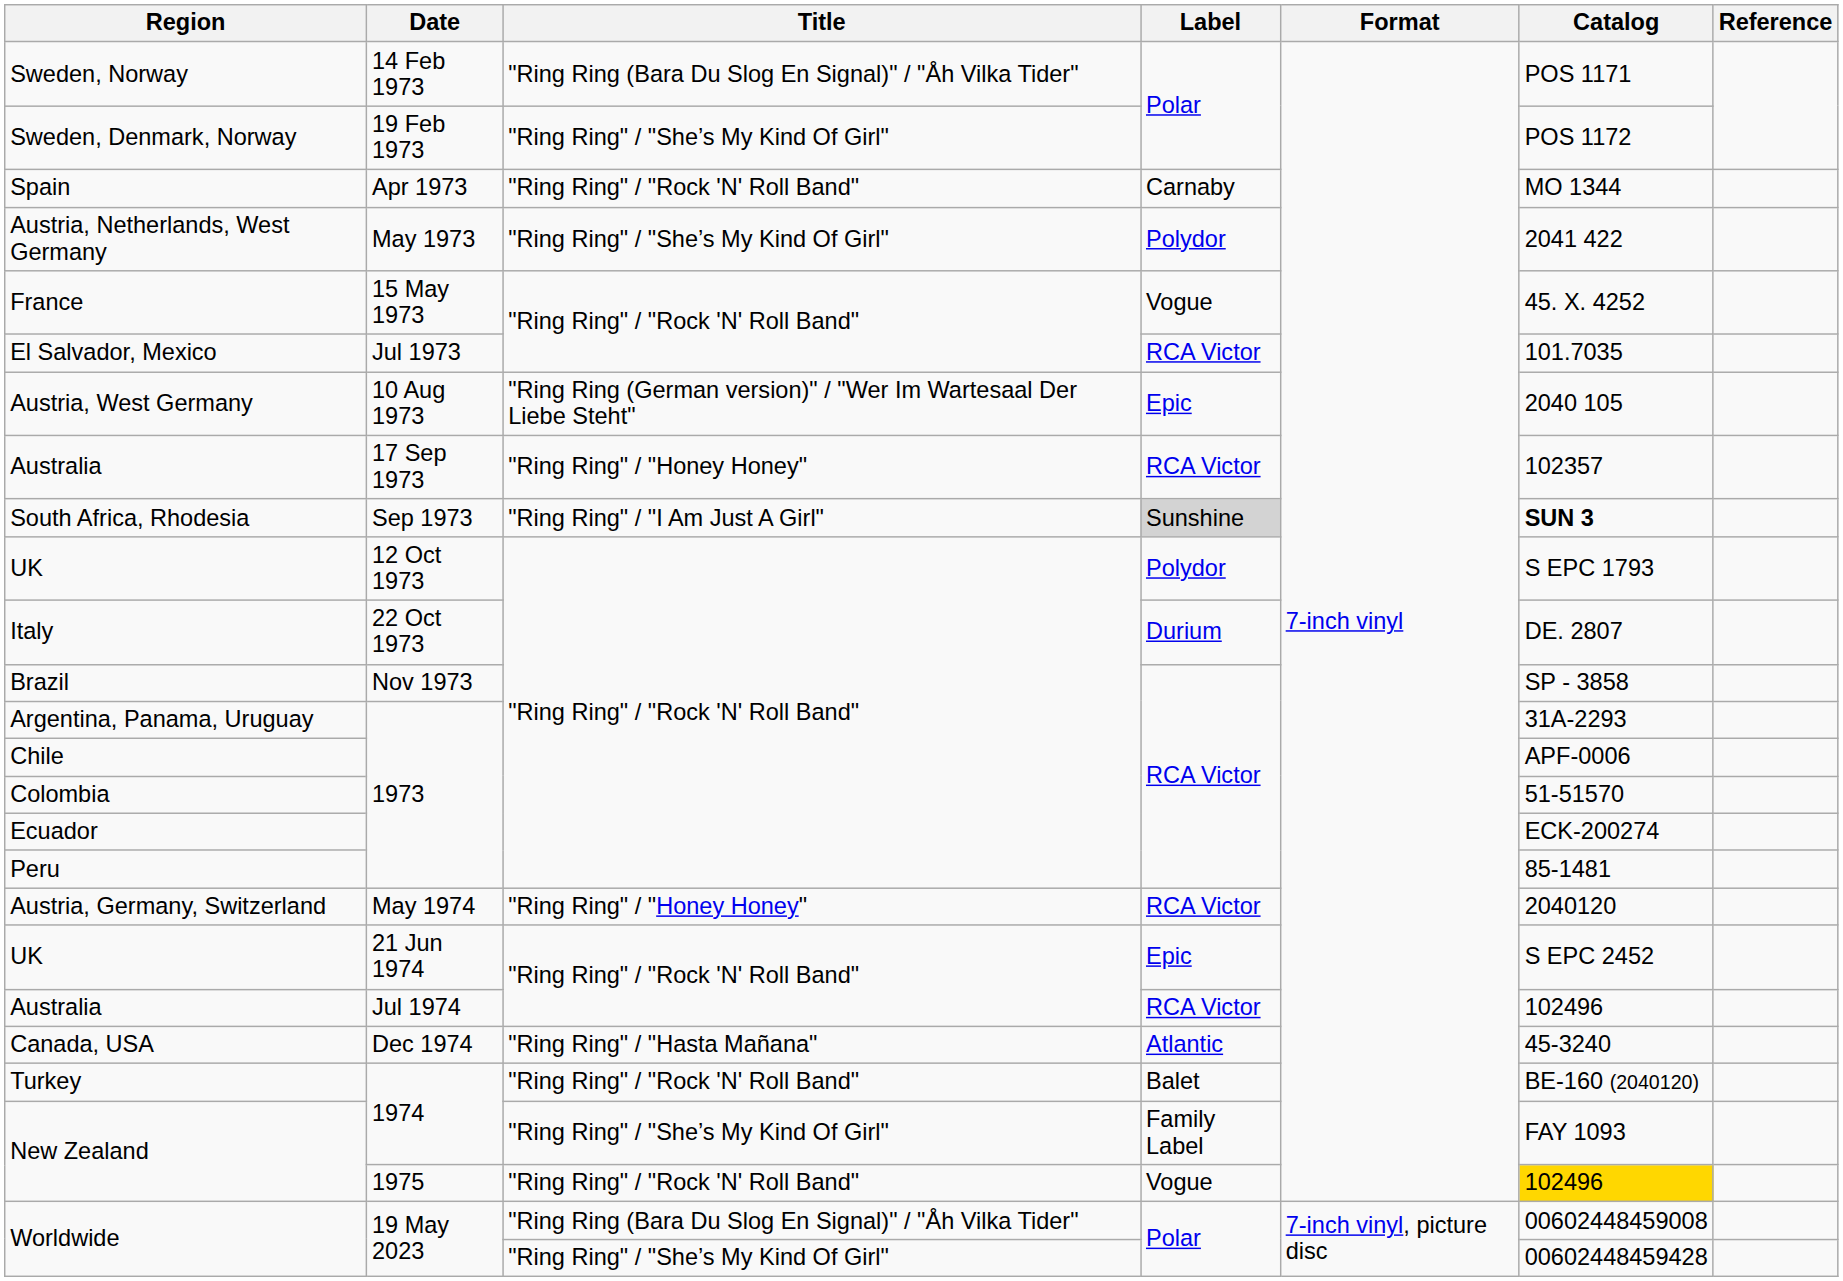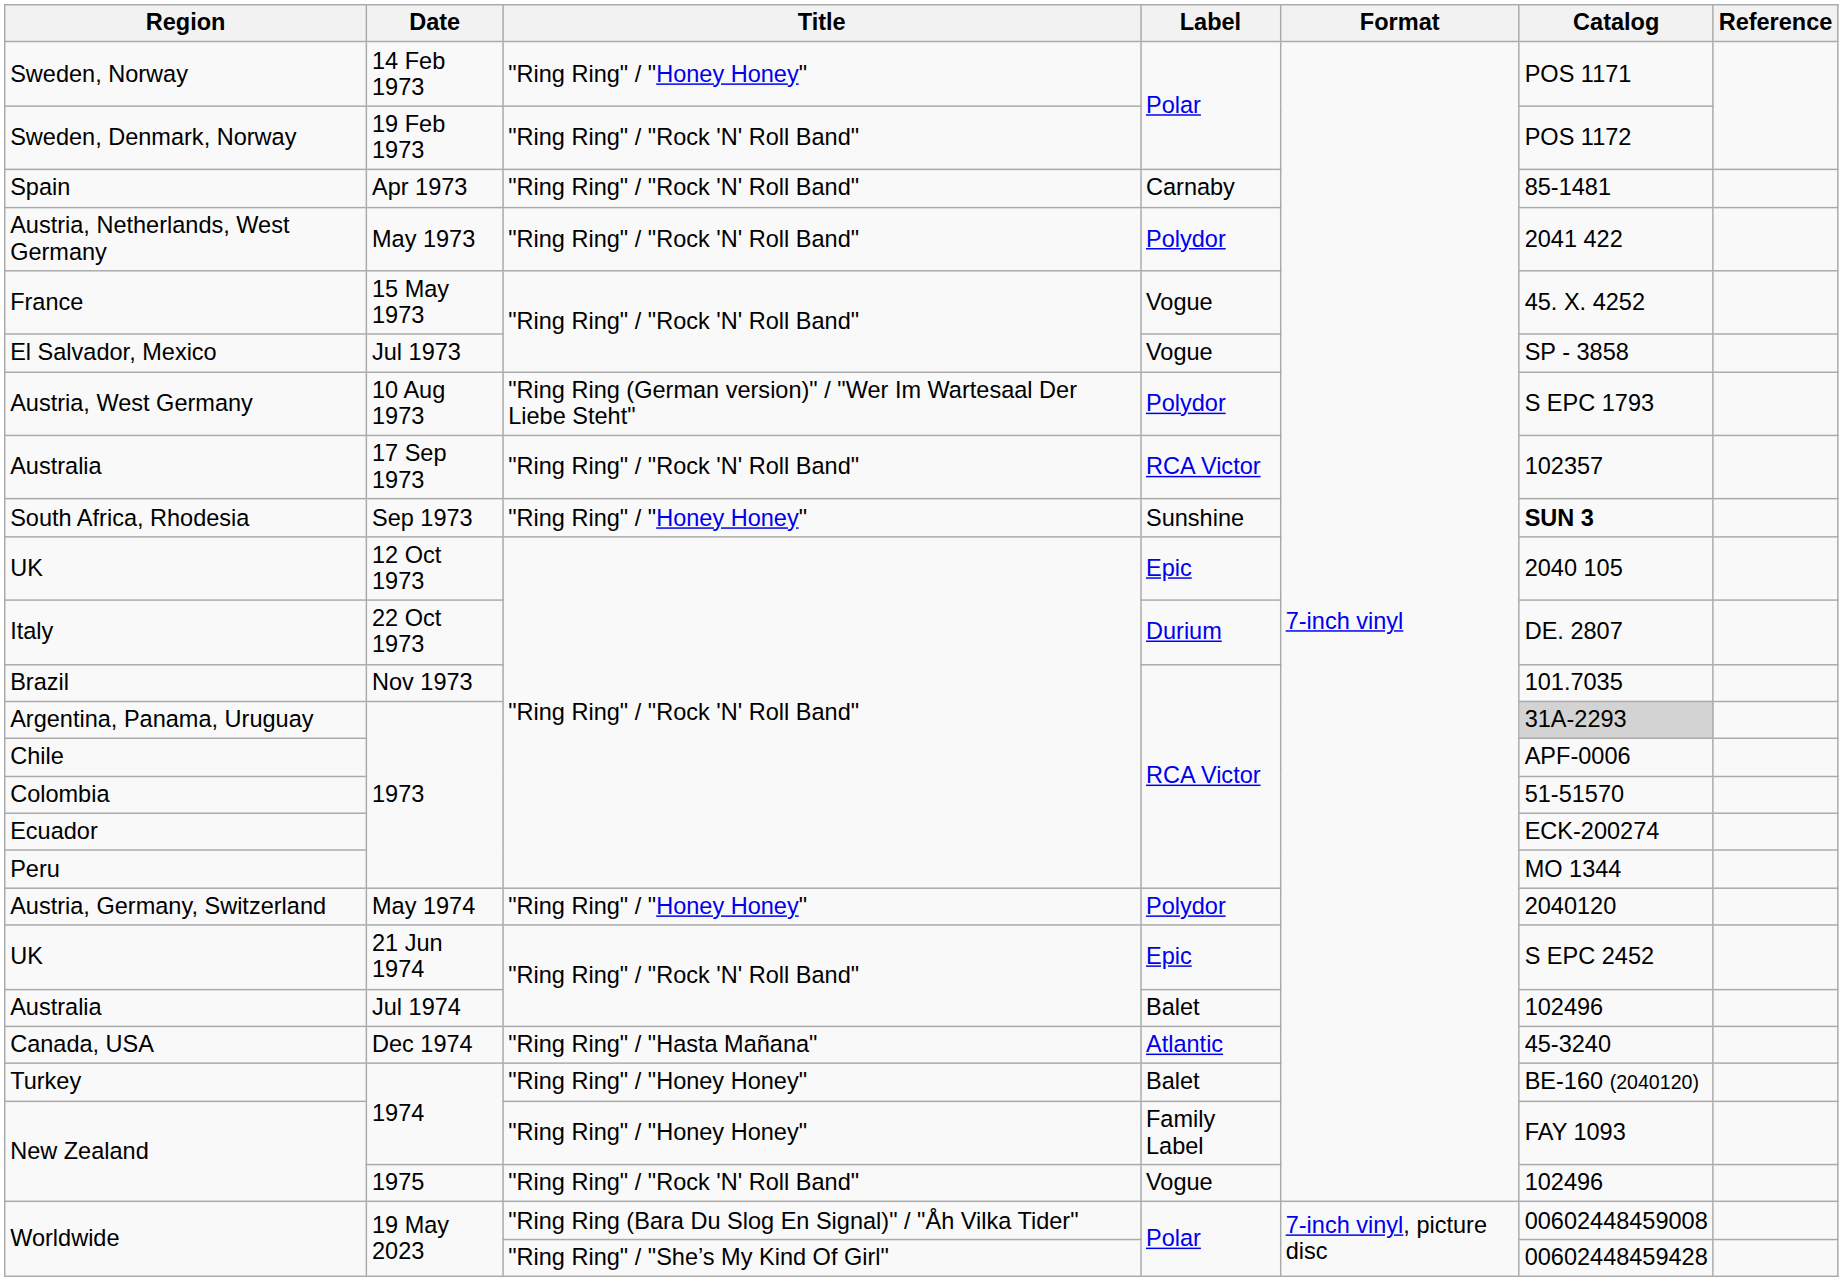(793, 73) "Ring Ring (Bara Du Slog En Signal)" / "Åh Vilka Tider" -> (658, 73) "Ring Ring" / "Honey Honey"
(699, 137) "Ring Ring" / "She’s My Kind Of Girl" -> (684, 137) "Ring Ring" / "Rock 'N' Roll Band"
(1573, 187) MO 1344 -> (1568, 187) 85-1481
(699, 238) "Ring Ring" / "She’s My Kind Of Girl" -> (684, 238) "Ring Ring" / "Rock 'N' Roll Band"
(1203, 352) RCA Victor -> (1179, 352) Vogue
(1574, 352) 101.7035 -> (1577, 352) SP - 3858
(1169, 403) Epic -> (1186, 403) Polydor
(1574, 403) 2040 105 -> (1589, 403) S EPC 1793
(658, 467) "Ring Ring" / "Honey Honey" -> (684, 467) "Ring Ring" / "Rock 'N' Roll Band"
(666, 517) "Ring Ring" / "I Am Just A Girl" -> (658, 517) "Ring Ring" / "Honey Honey"
(1195, 517) lightgrey background -> (1195, 517) no background
(1186, 568) Polydor -> (1169, 568) Epic
(1589, 568) S EPC 1793 -> (1574, 568) 2040 105
(1577, 682) SP - 3858 -> (1574, 682) 101.7035
(1576, 719) no background -> (1576, 719) lightgrey background
(1568, 868) 85-1481 -> (1573, 868) MO 1344
(1203, 906) RCA Victor -> (1186, 906) Polydor
(1203, 1007) RCA Victor -> (1173, 1007) Balet
(684, 1081) "Ring Ring" / "Rock 'N' Roll Band" -> (658, 1081) "Ring Ring" / "Honey Honey"
(699, 1132) "Ring Ring" / "She’s My Kind Of Girl" -> (658, 1132) "Ring Ring" / "Honey Honey"
(1564, 1182) gold background -> (1564, 1182) no background
